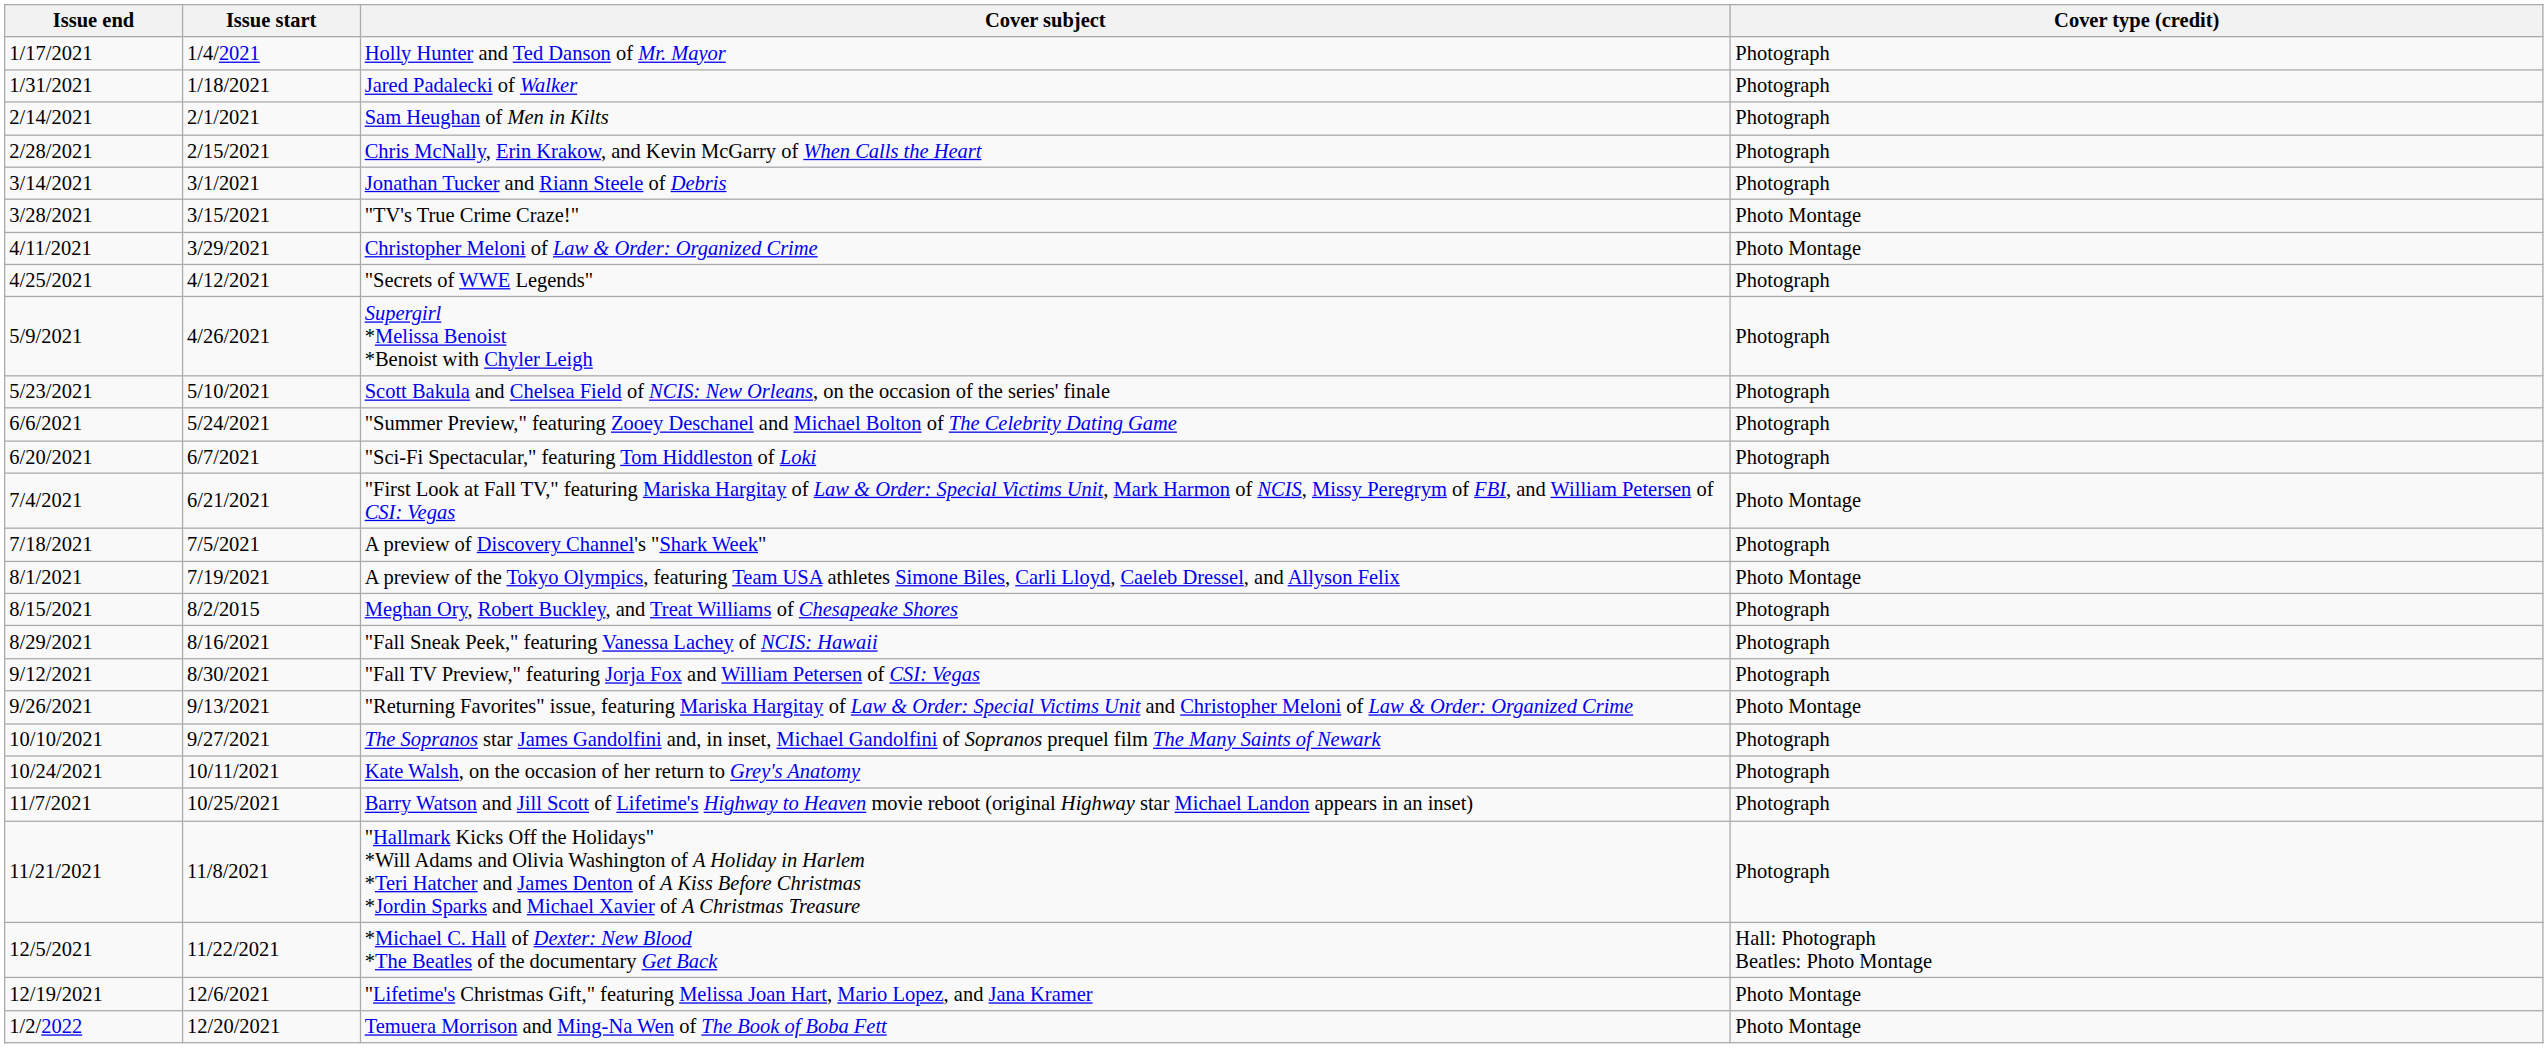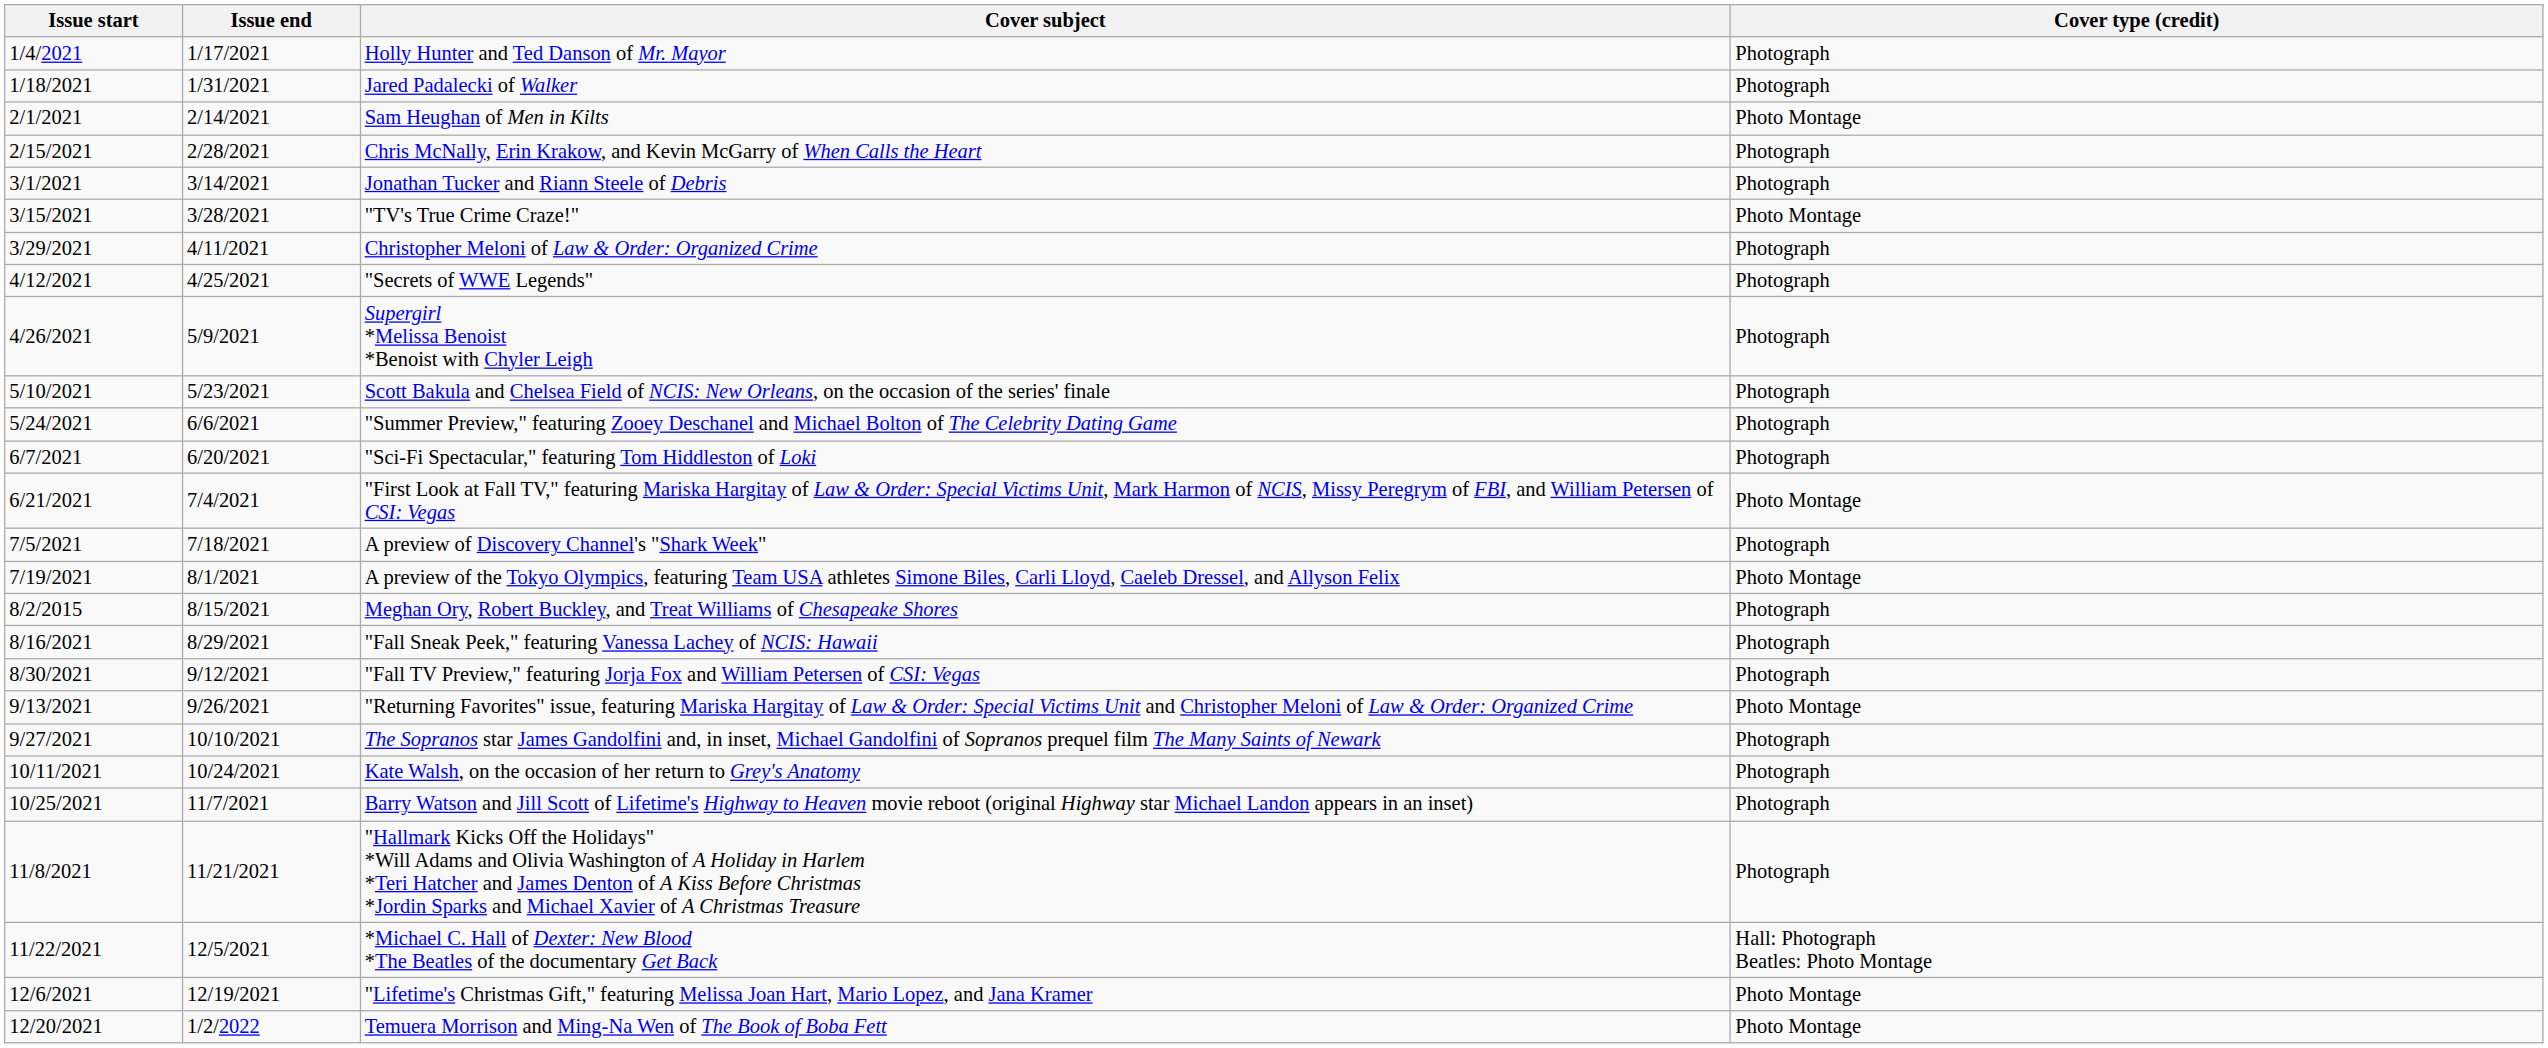columns swapped: (271, 20) <-> (93, 20)
(1783, 118) Photograph -> (1798, 118) Photo Montage
(1798, 248) Photo Montage -> (1783, 248) Photograph
